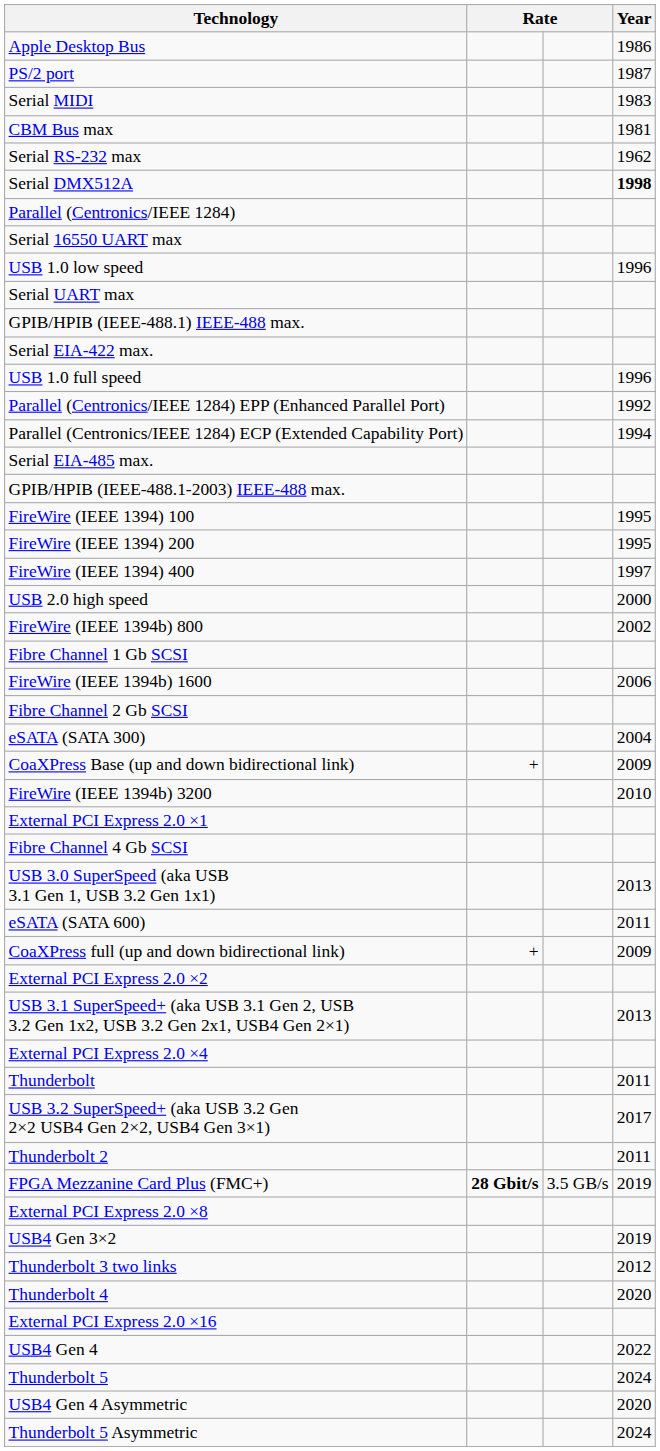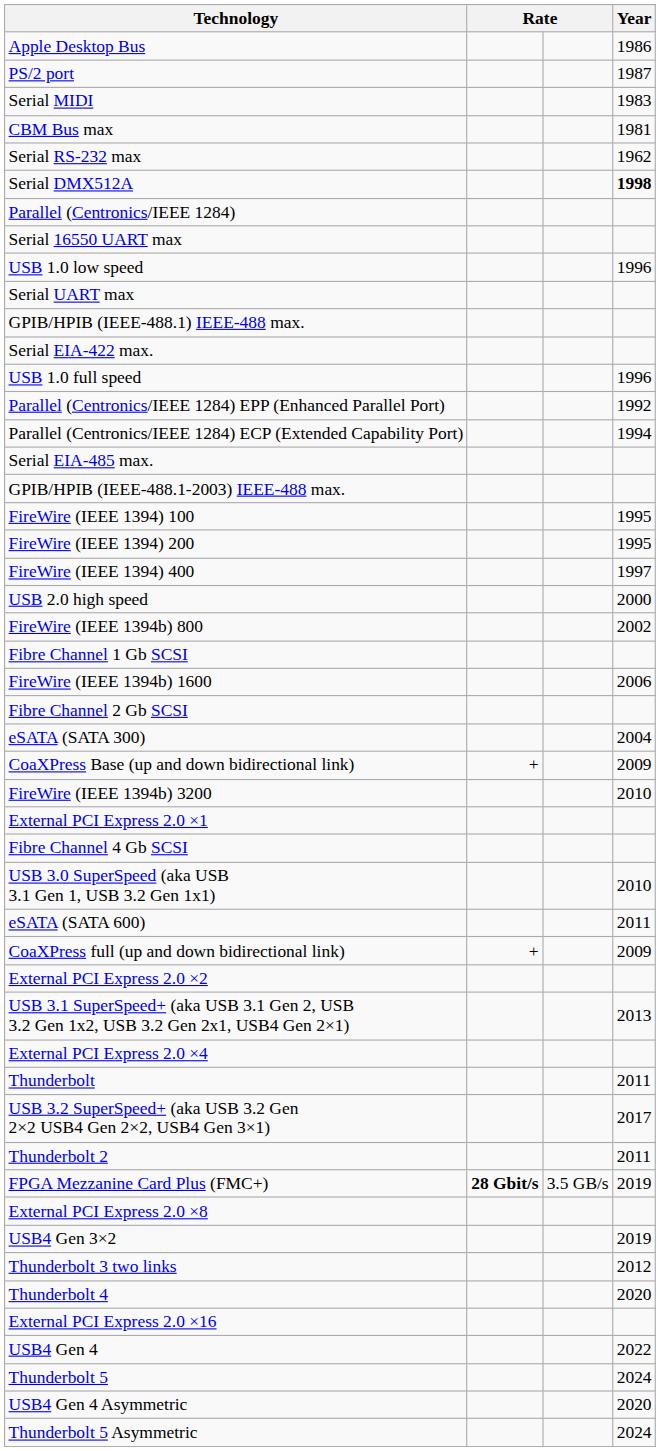(634, 885) 2013 -> (634, 885) 2010
